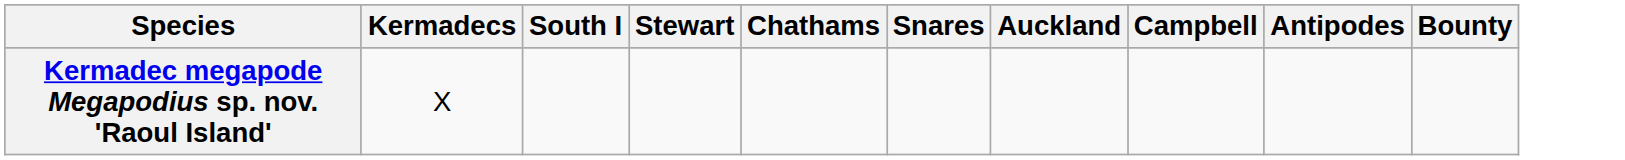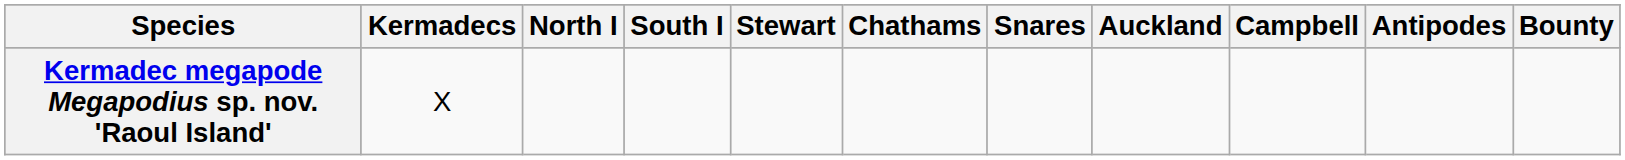+ column: (573, 26)
